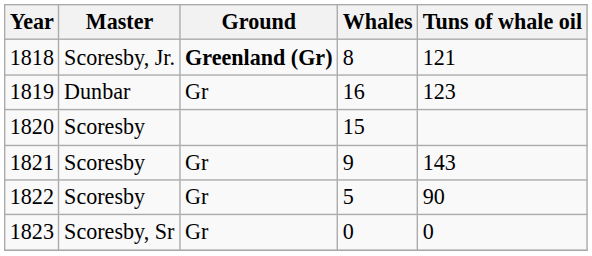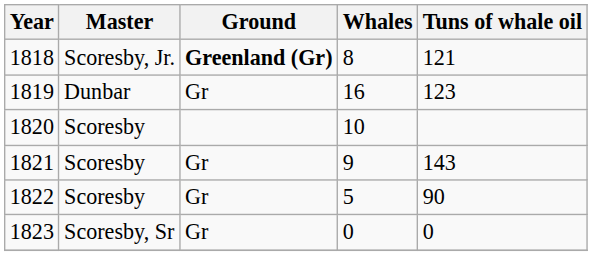(354, 127) 15 -> (354, 127) 10
